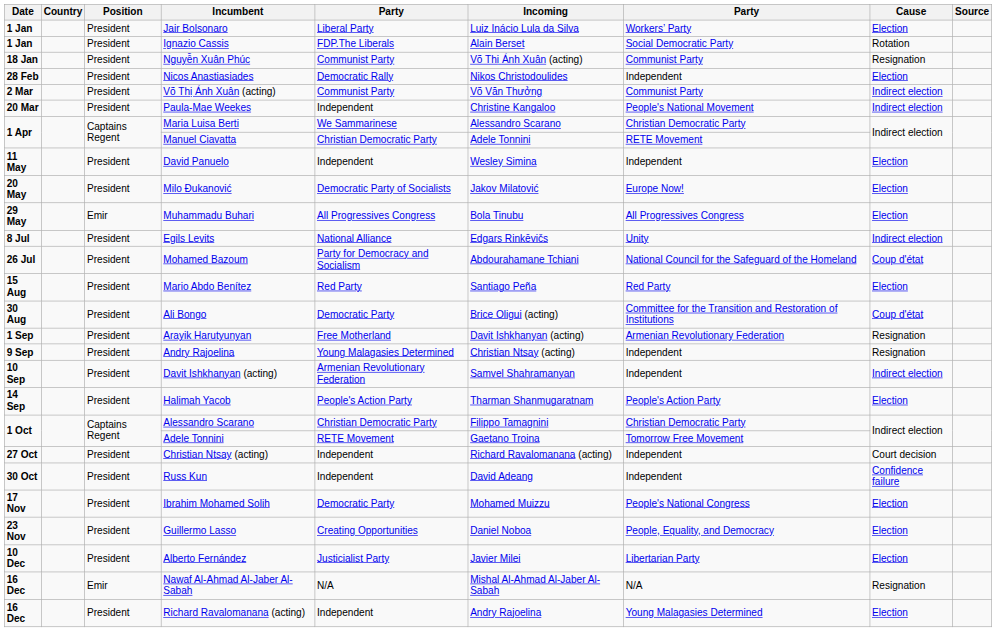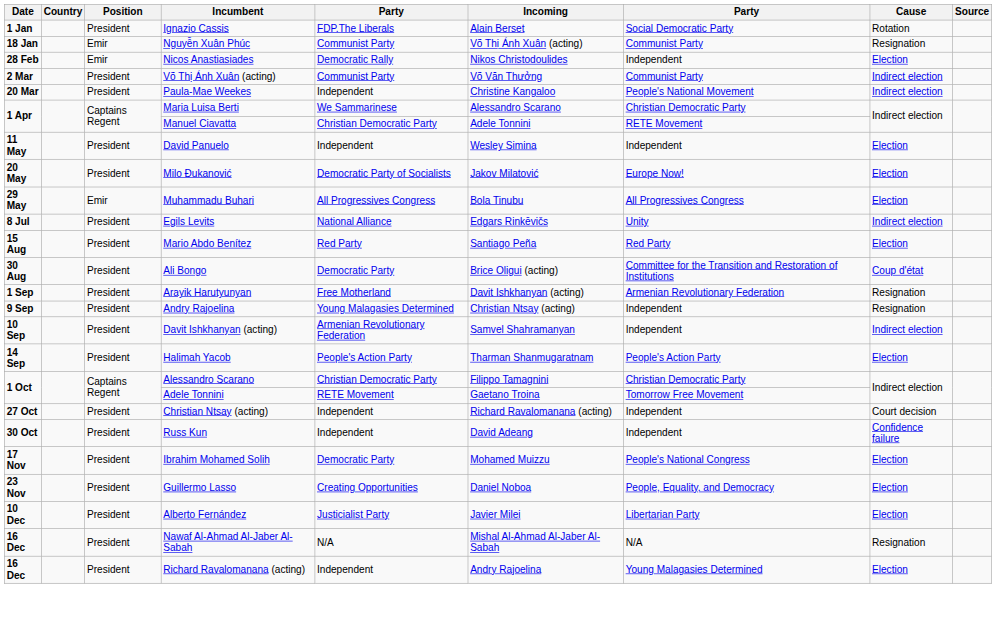- row: (196, 28)
(108, 60) President -> (97, 44) Emir
(108, 76) President -> (97, 60) Emir
- row: (206, 260)
(97, 585) Emir -> (108, 542) President
